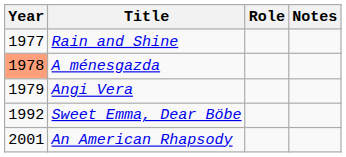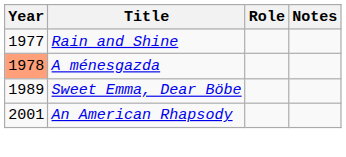- row: (92, 91)
(26, 115) 1992 -> (26, 91) 1989
